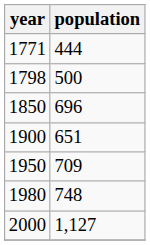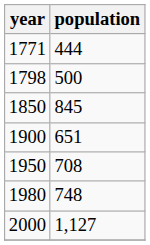(68, 107) 696 -> (68, 107) 845
(68, 166) 709 -> (68, 166) 708
